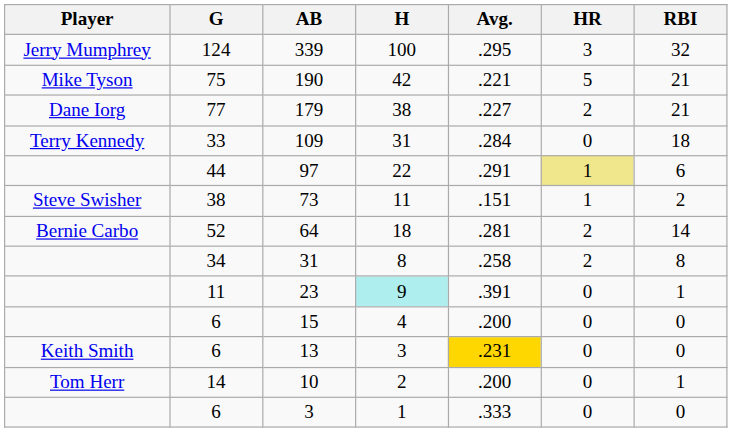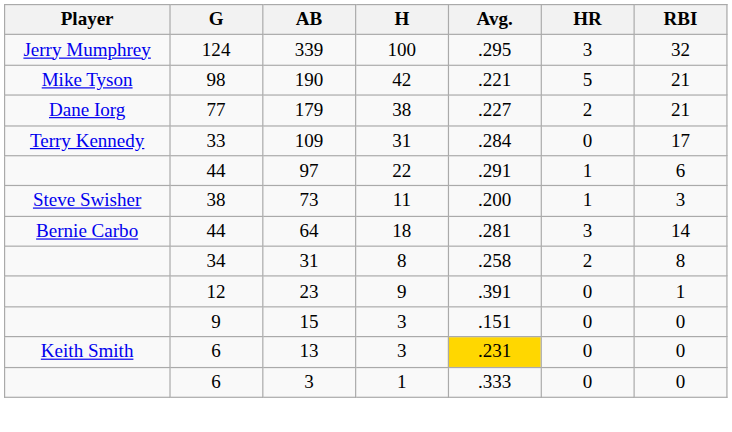(216, 79) 75 -> (216, 79) 98
(680, 140) 18 -> (680, 140) 17
(588, 170) khaki background -> (588, 170) no background
(495, 200) .151 -> (495, 200) .200
(680, 200) 2 -> (680, 200) 3
(216, 230) 52 -> (216, 230) 44
(588, 230) 2 -> (588, 230) 3
(216, 291) 11 -> (216, 291) 12
(402, 291) paleturquoise background -> (402, 291) no background
(216, 321) 6 -> (216, 321) 9
(402, 321) 4 -> (402, 321) 3
(495, 321) .200 -> (495, 321) .151
- row: (309, 381)
